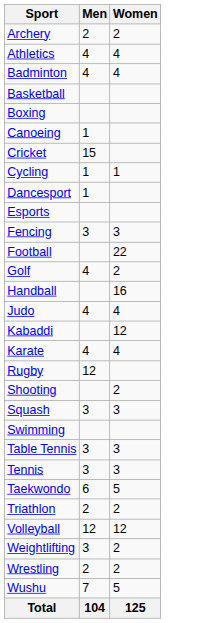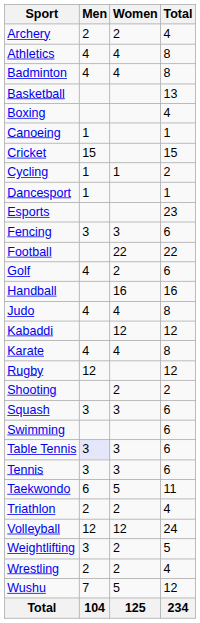+ column: (178, 14)
(86, 449) no background -> (86, 449) lavender background
